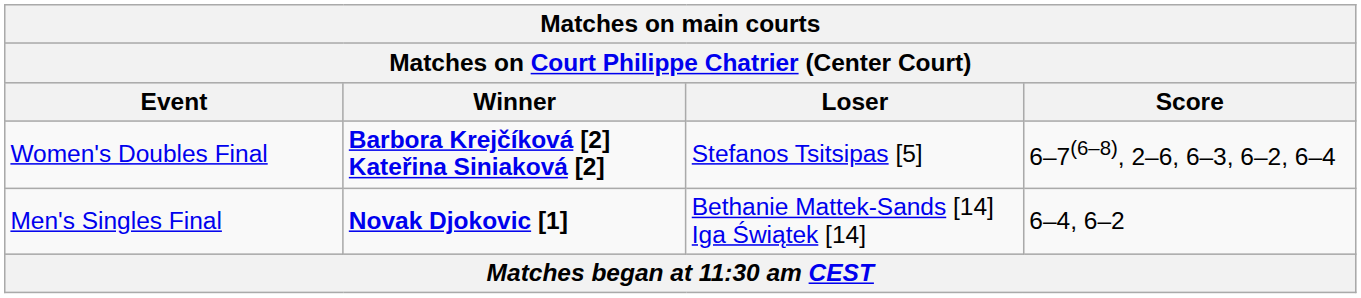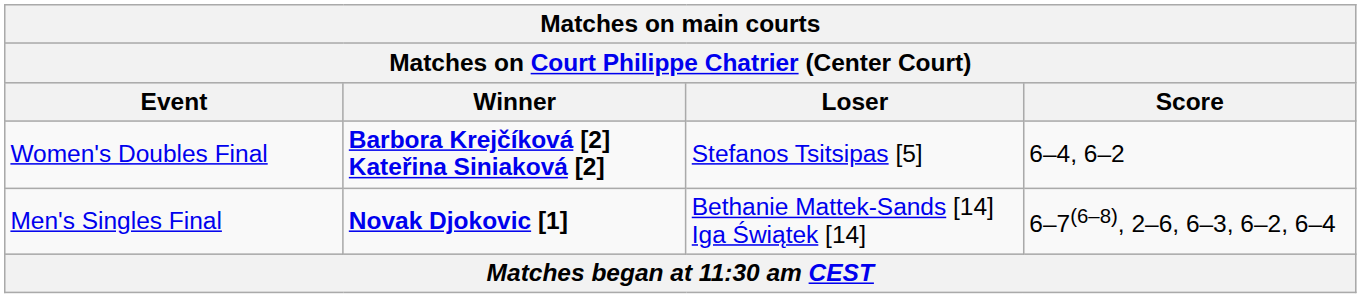(1182, 154) 6–7(6–8), 2–6, 6–3, 6–2, 6–4 -> (1077, 154) 6–4, 6–2
(1077, 220) 6–4, 6–2 -> (1182, 220) 6–7(6–8), 2–6, 6–3, 6–2, 6–4
